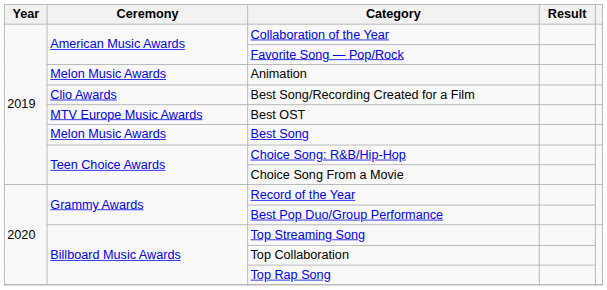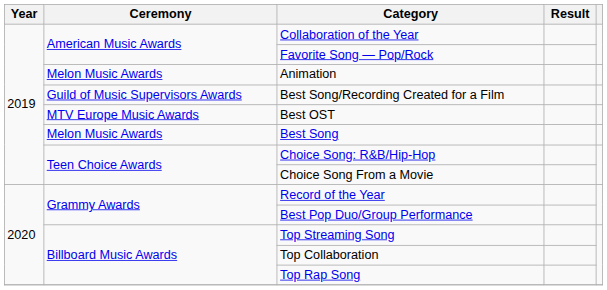(84, 94) Clio Awards -> (144, 94) Guild of Music Supervisors Awards
